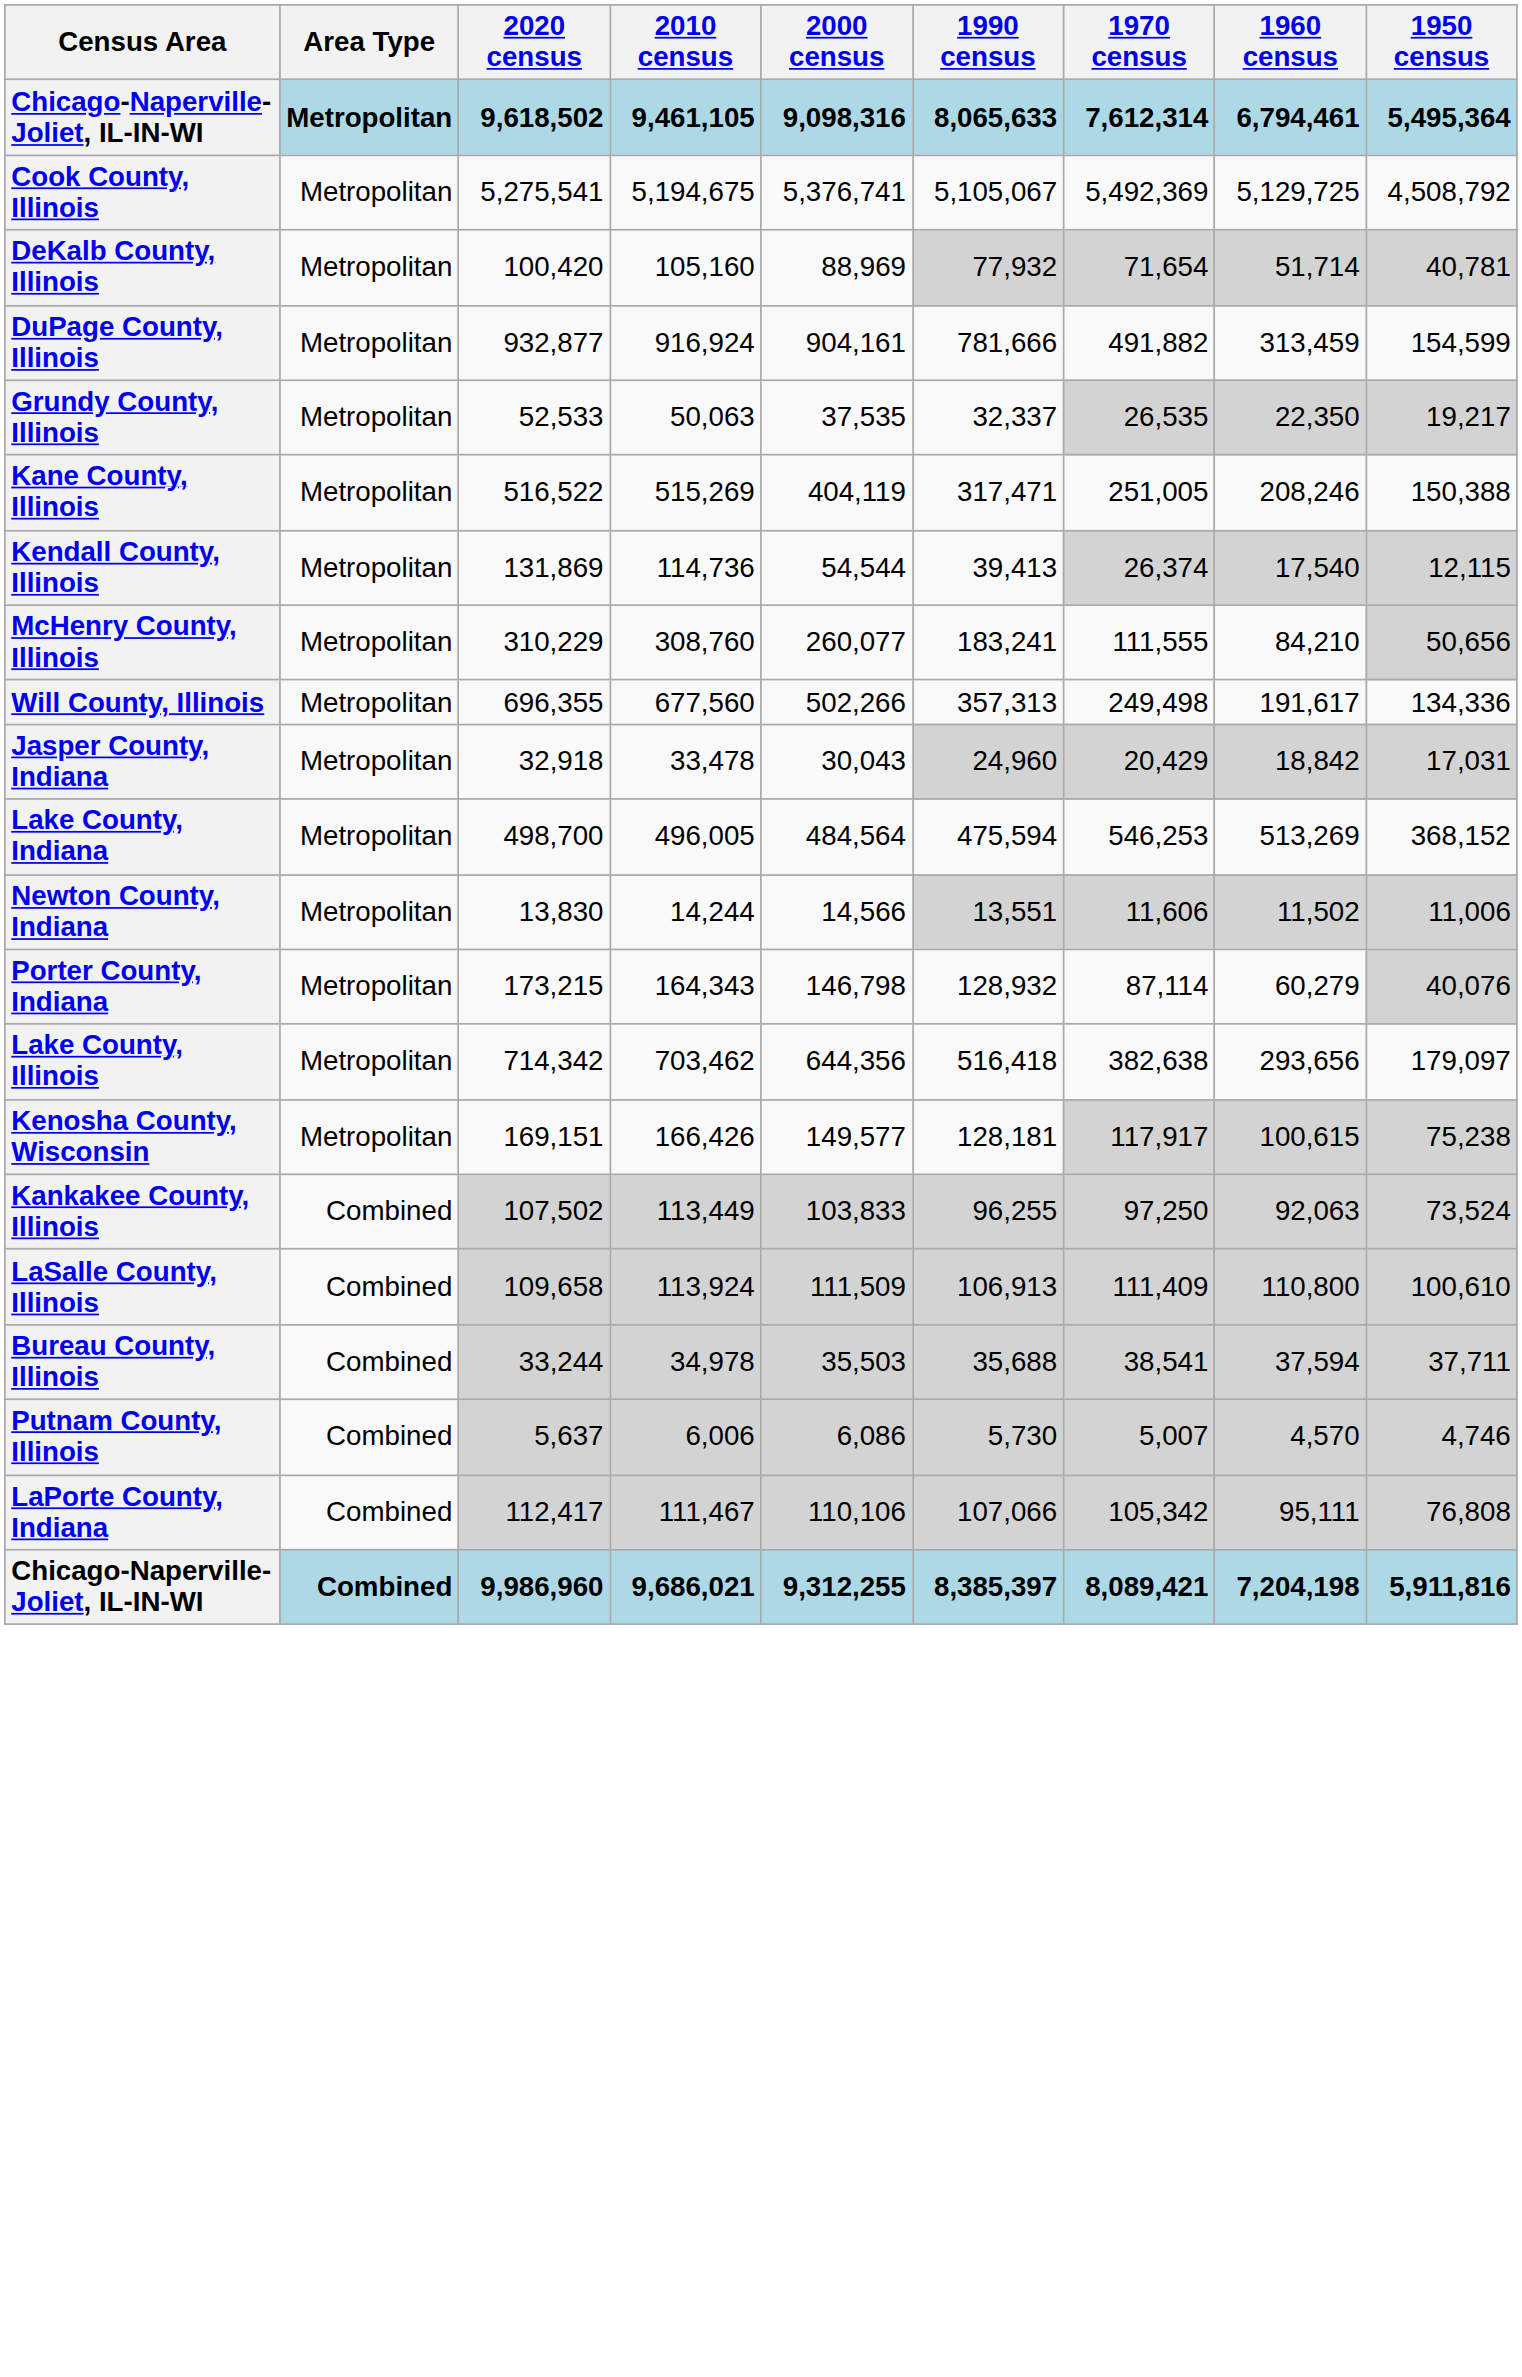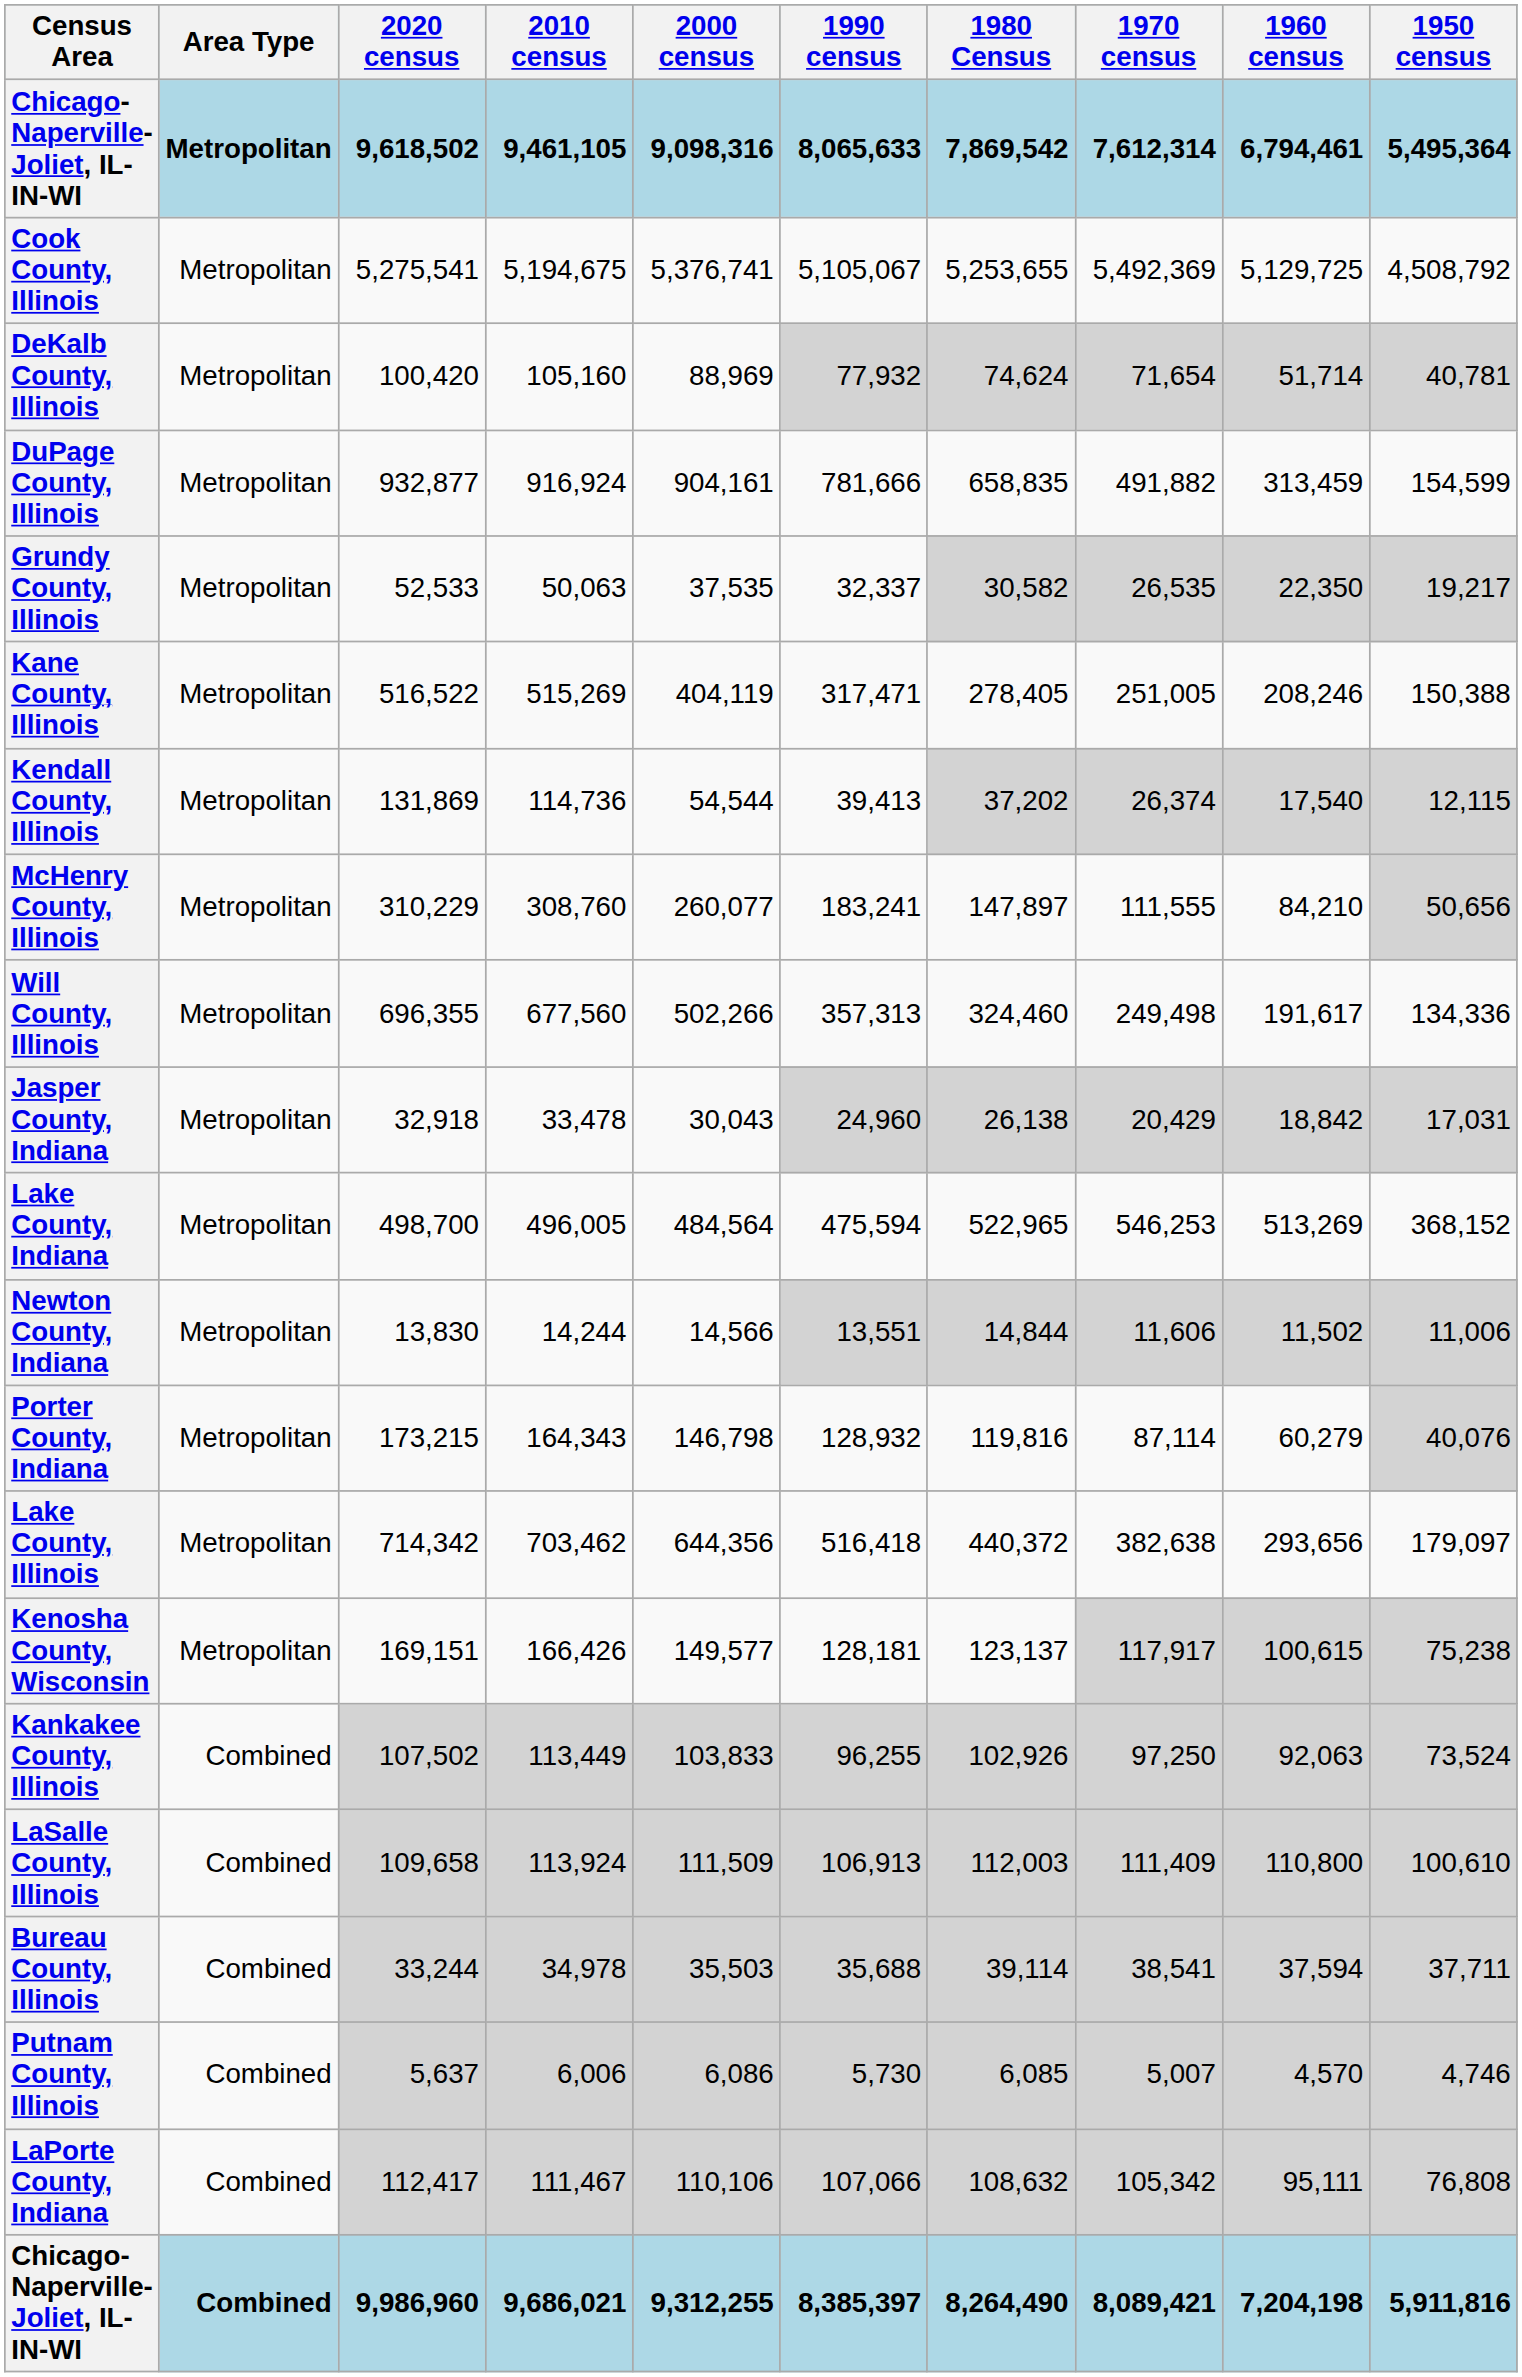+ column: (1001, 42)
